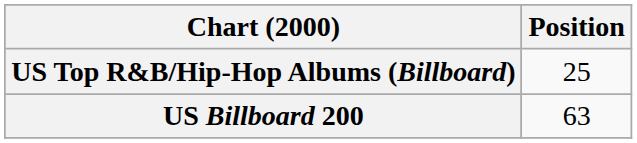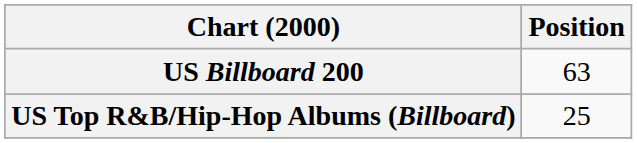rows swapped: (263, 115) <-> (263, 71)
